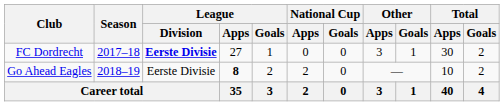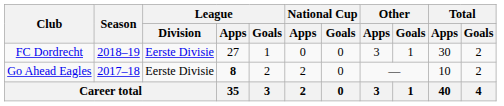(118, 52) 2017–18 -> (118, 52) 2018–19
(181, 52) bold -> (180, 52) normal
(118, 71) 2018–19 -> (118, 71) 2017–18
